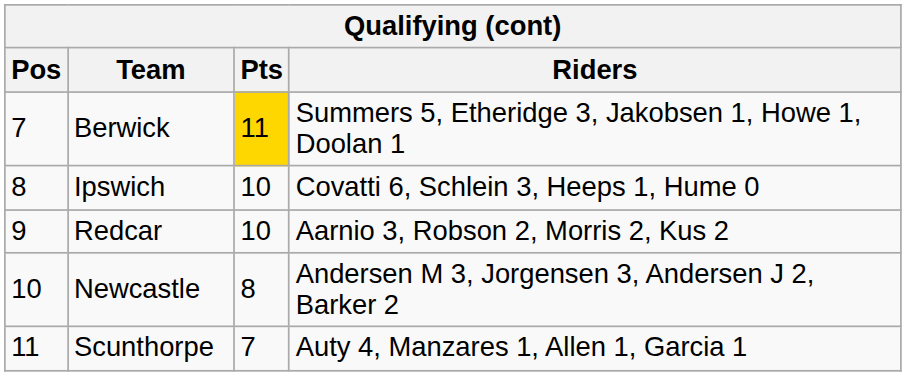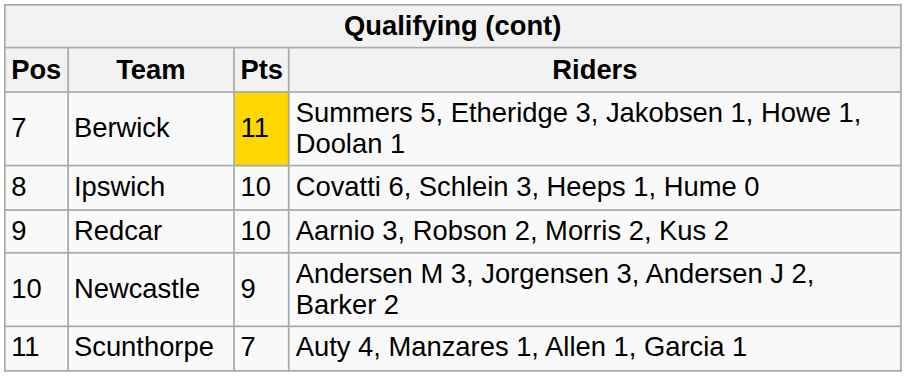(248, 289) 8 -> (248, 289) 9
